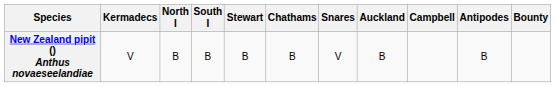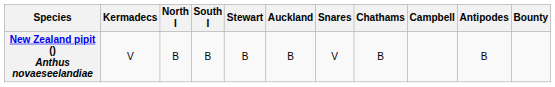columns swapped: (292, 18) <-> (382, 18)
